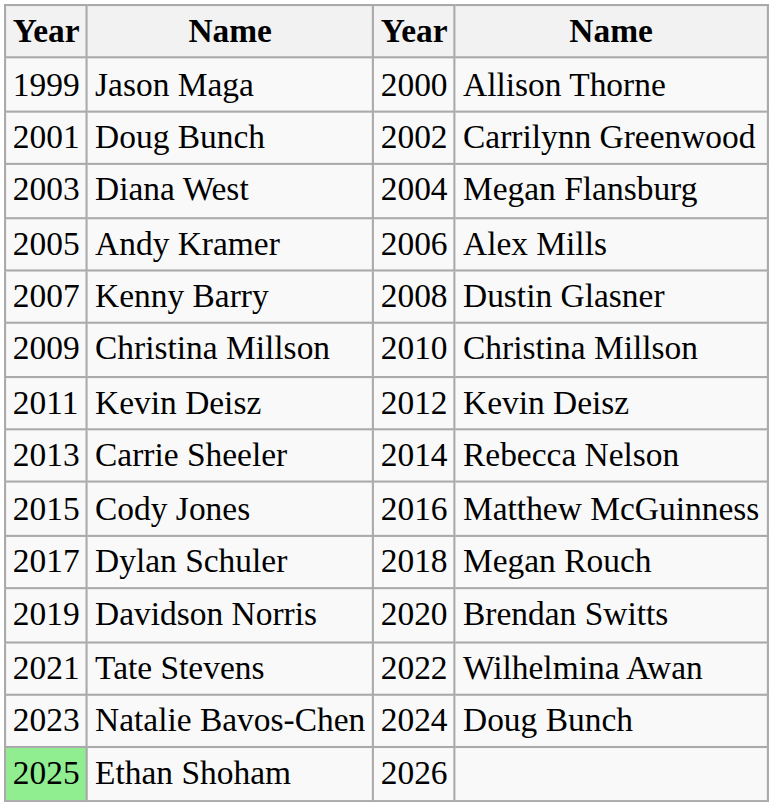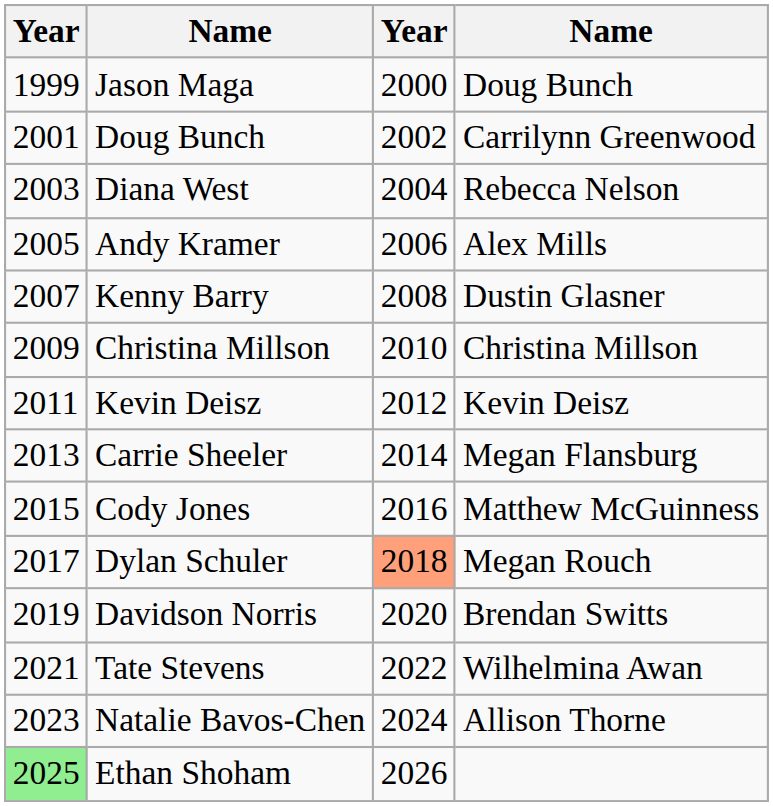(564, 84) Allison Thorne -> (548, 84) Doug Bunch
(580, 190) Megan Flansburg -> (571, 190) Rebecca Nelson
(571, 455) Rebecca Nelson -> (580, 455) Megan Flansburg
(414, 561) no background -> (414, 561) lightsalmon background
(548, 720) Doug Bunch -> (564, 720) Allison Thorne
